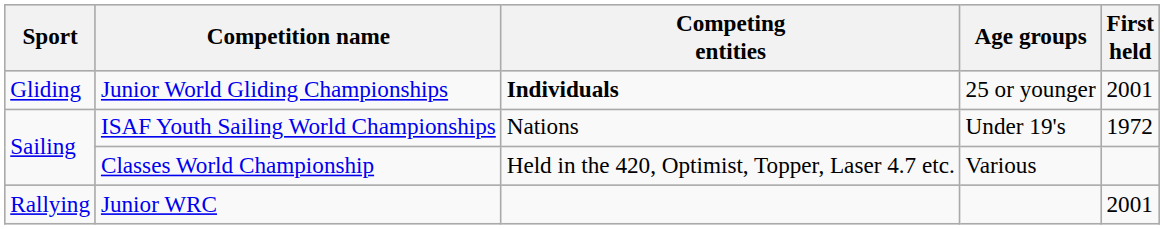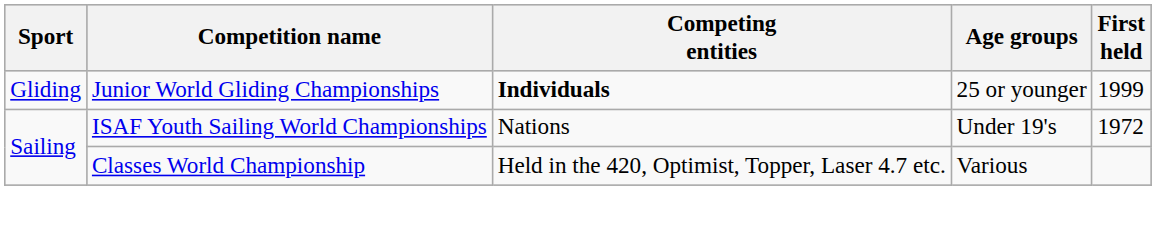(1130, 89) 2001 -> (1121, 89) 1999
- row: (159, 204)
